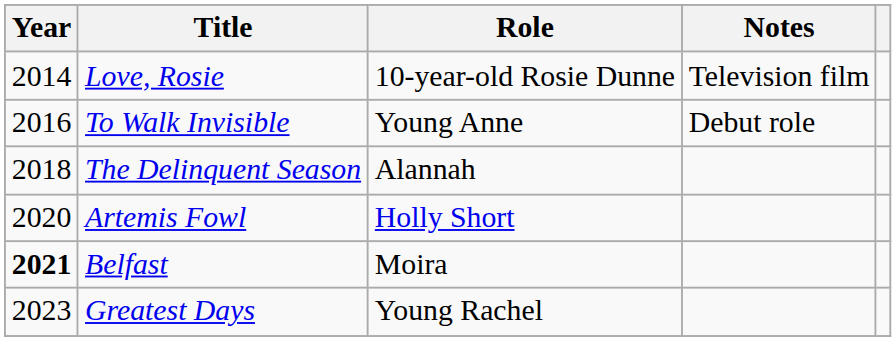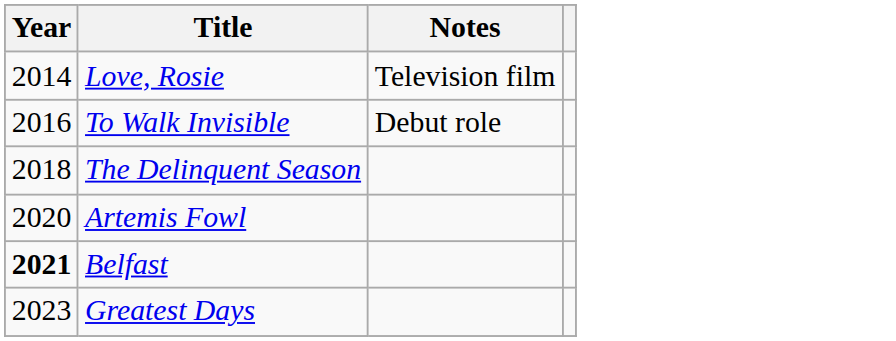- column: (525, 28)
